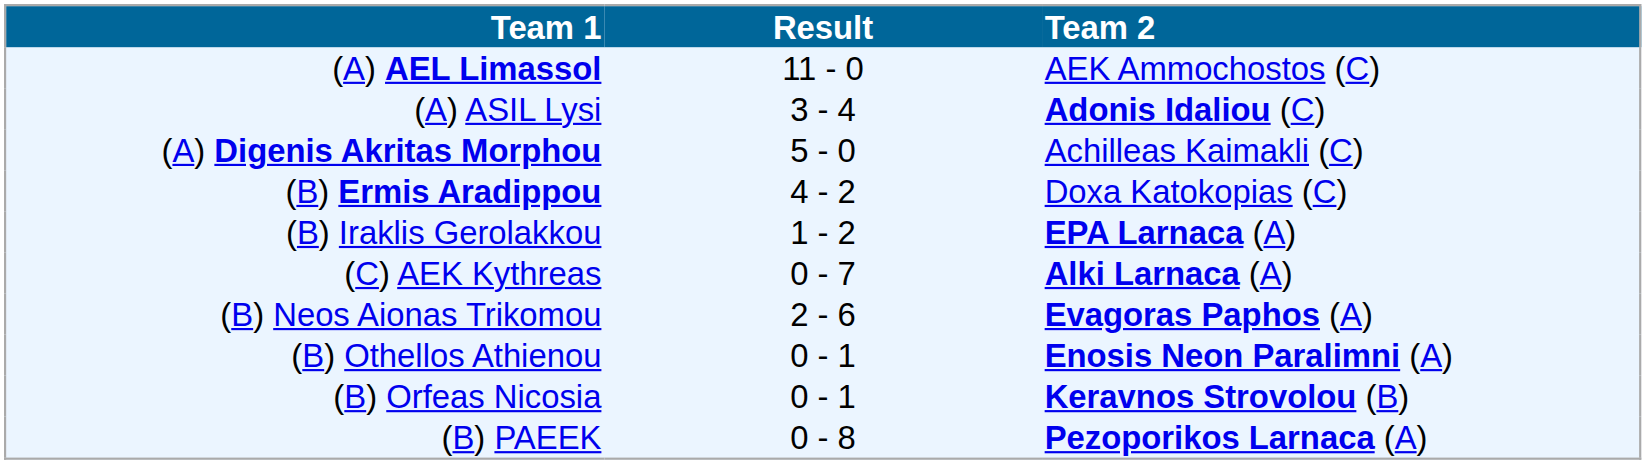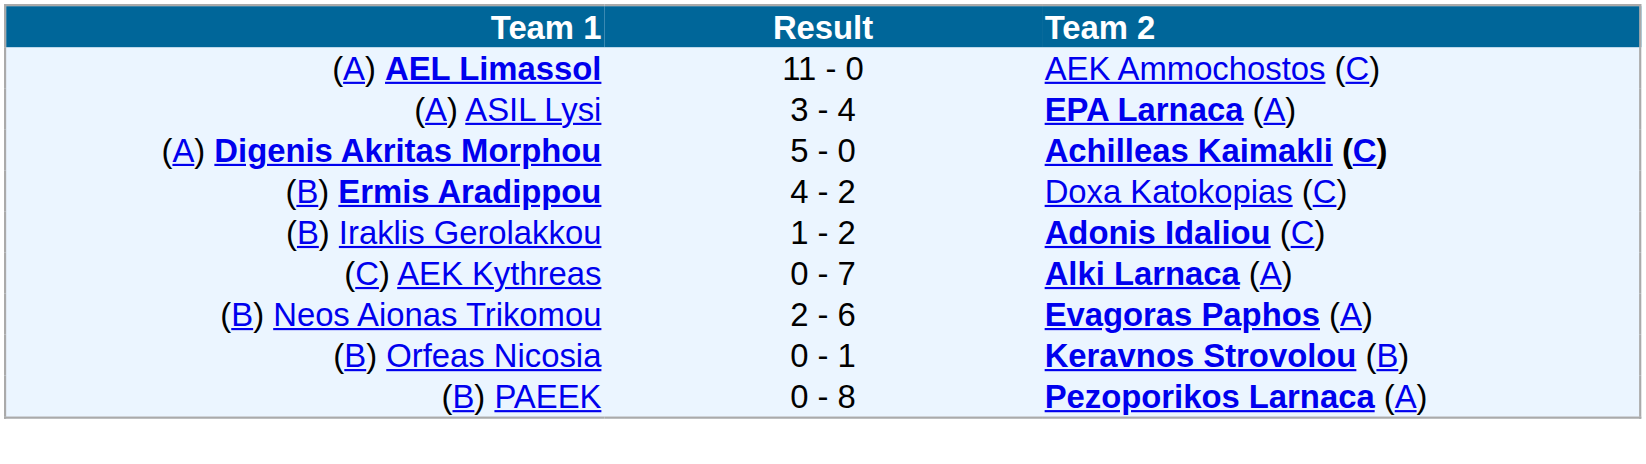(1185, 109) Adonis Idaliou (C) -> (1170, 109) EPA Larnaca (A)
(1204, 150) normal -> (1216, 150) bold
(1170, 232) EPA Larnaca (A) -> (1185, 232) Adonis Idaliou (C)
- row: (446, 355)
